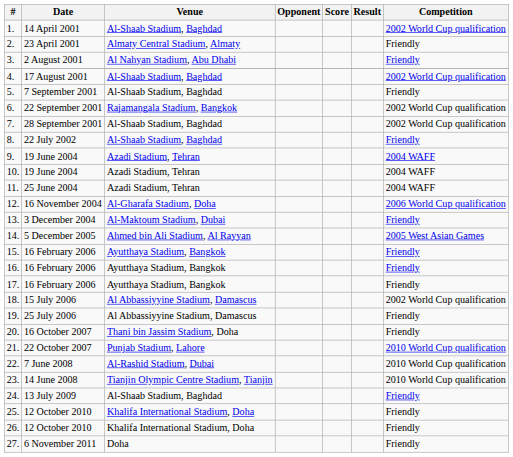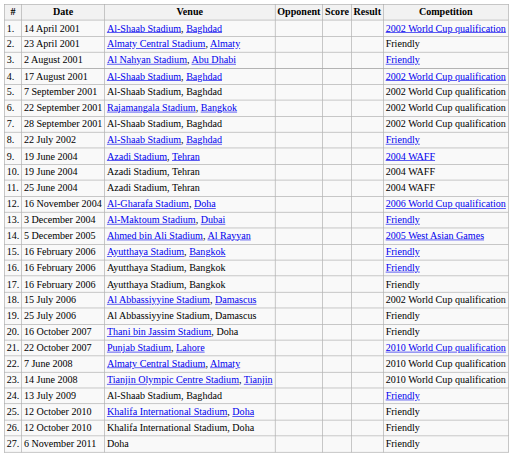(403, 92) Friendly -> (446, 92) 2002 World Cup qualification
(161, 364) Al-Rashid Stadium, Dubai -> (174, 364) Almaty Central Stadium, Almaty
